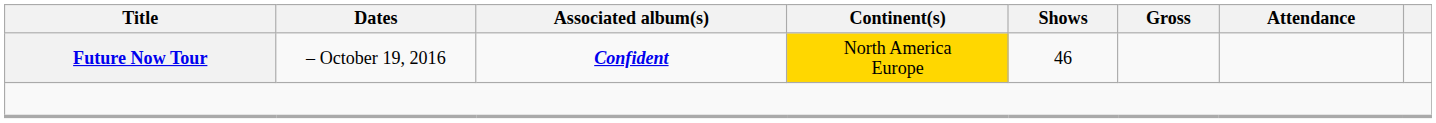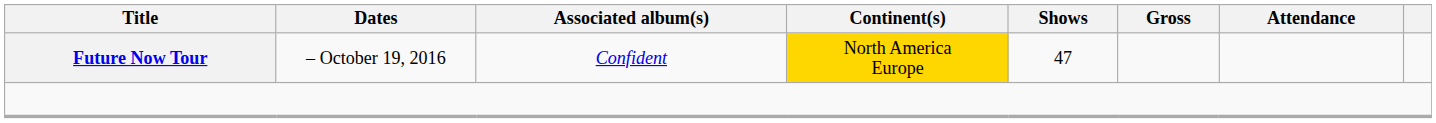(631, 57) bold -> (631, 57) normal
(1063, 57) 46 -> (1063, 57) 47
